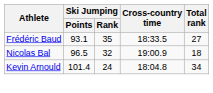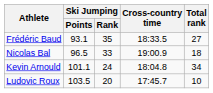(107, 53) 32 -> (107, 53) 33
(79, 67) 101.4 -> (79, 67) 101.1
+ row: (33, 81)
